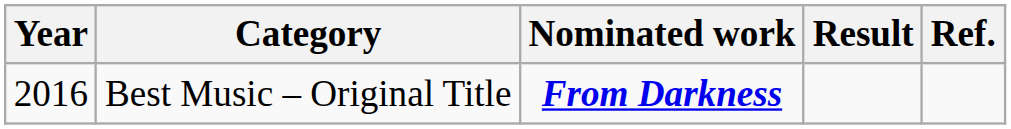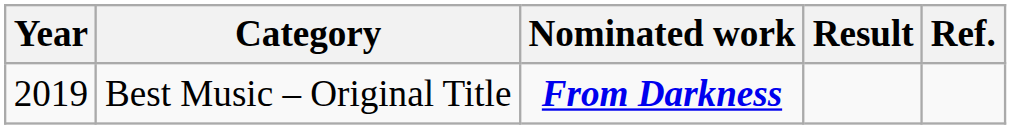(51, 92) 2016 -> (51, 92) 2019
